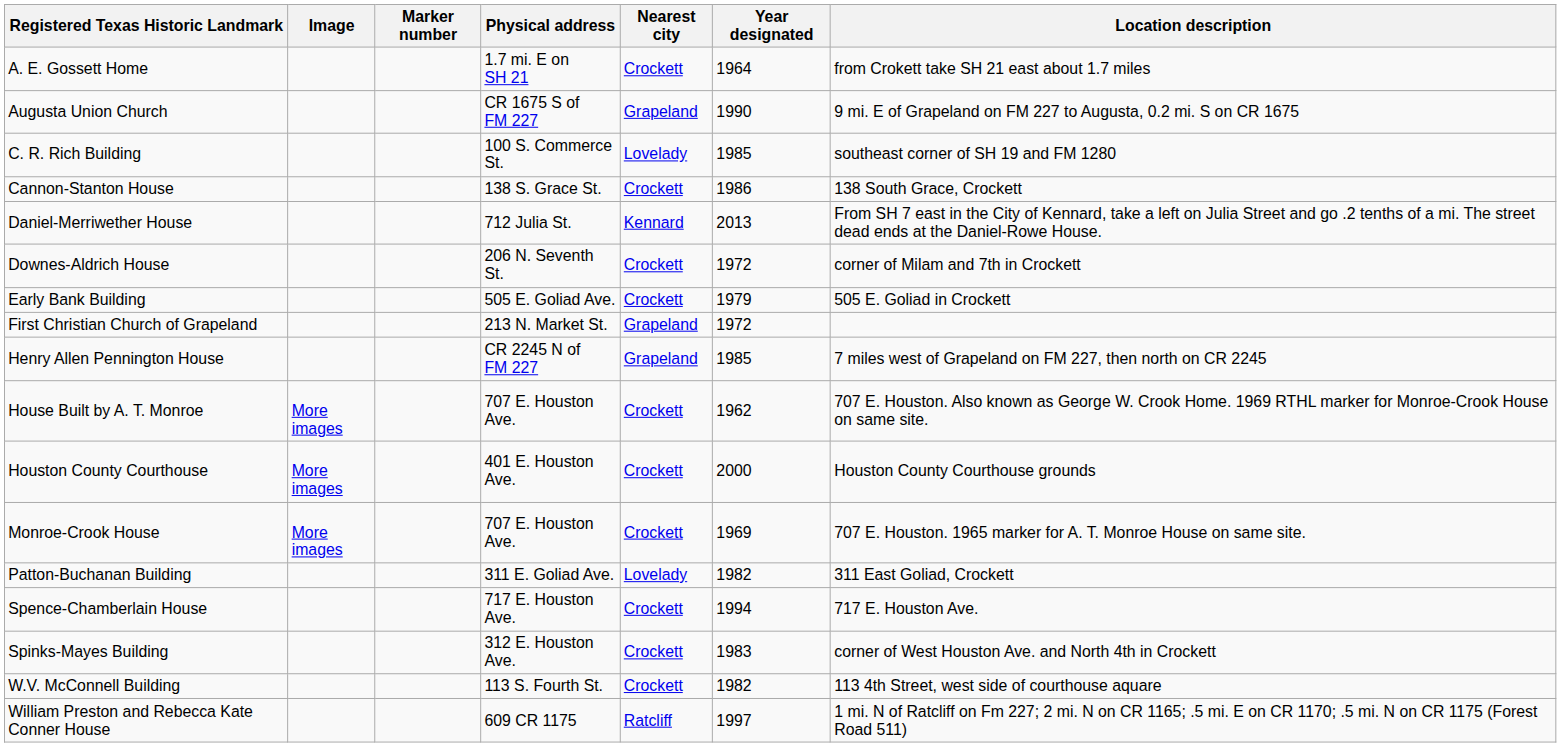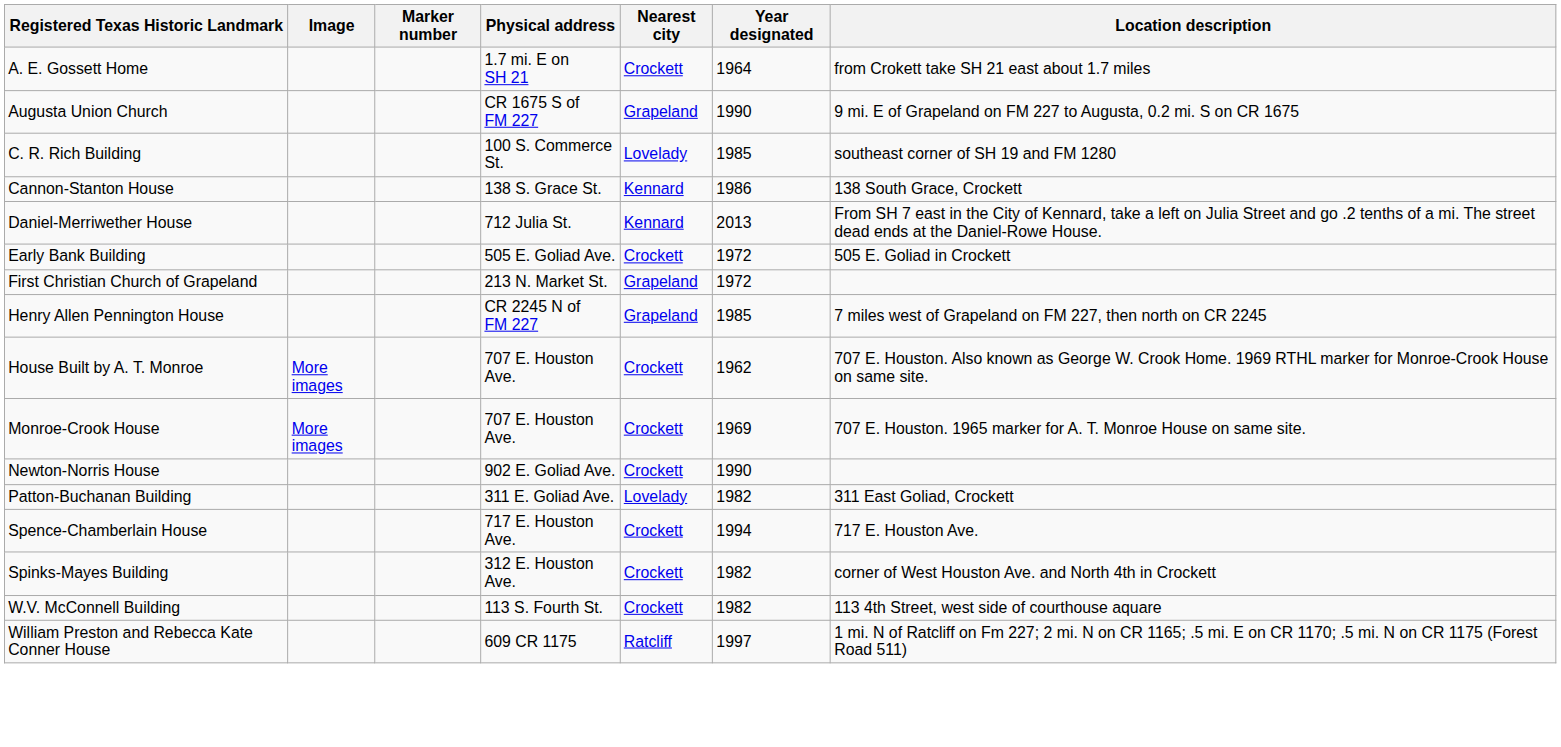(653, 188) Crockett -> (654, 188) Kennard
- row: (89, 265)
(734, 299) 1979 -> (734, 256) 1972
- row: (108, 471)
+ row: (84, 471)
(734, 652) 1983 -> (734, 573) 1982
